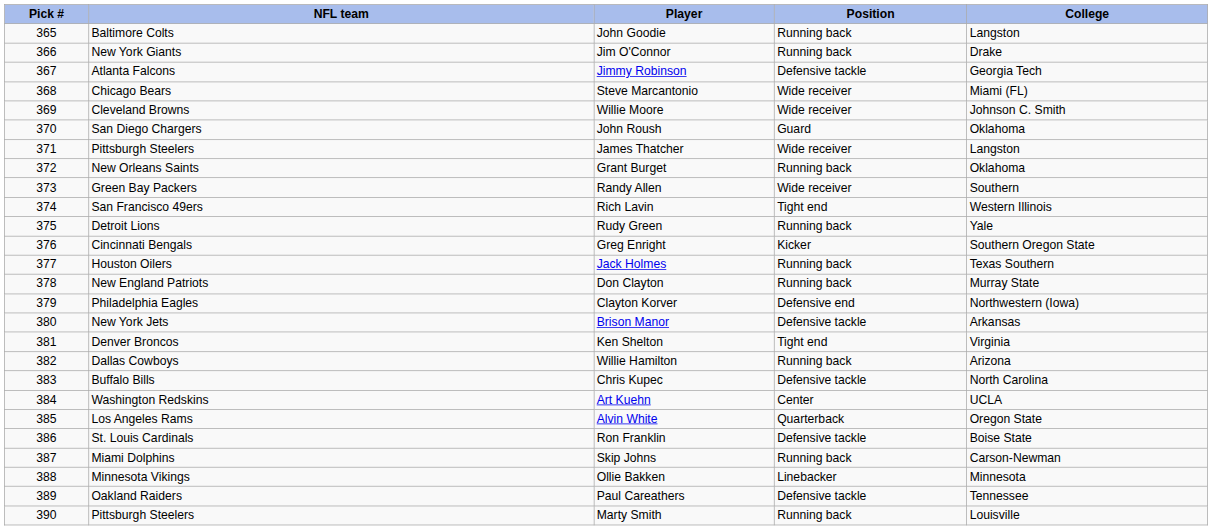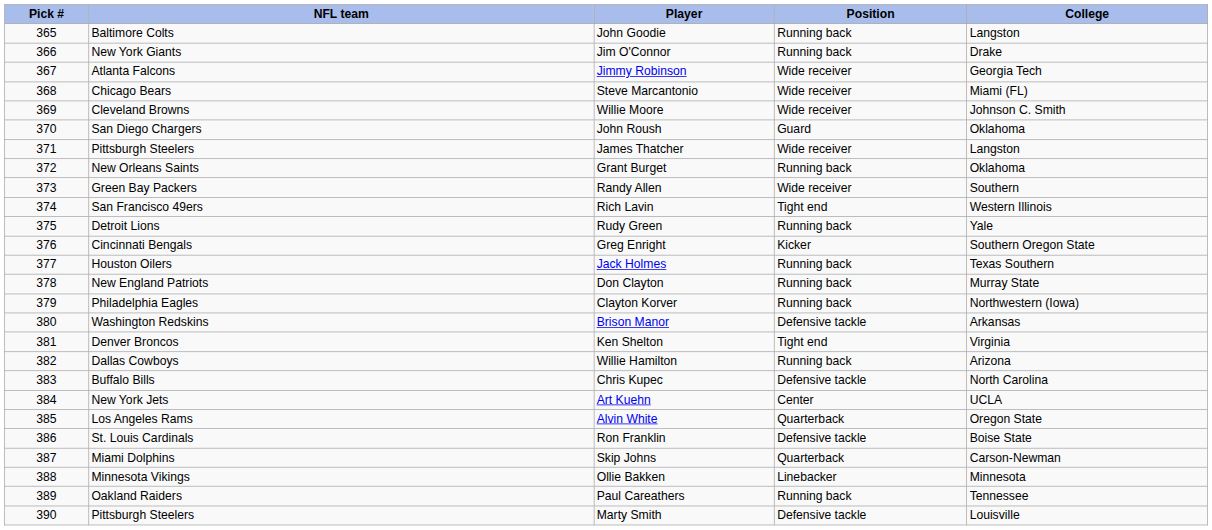(822, 71) Defensive tackle -> (814, 71) Wide receiver
(816, 303) Defensive end -> (814, 303) Running back
(130, 322) New York Jets -> (150, 322) Washington Redskins
(150, 399) Washington Redskins -> (130, 399) New York Jets
(814, 457) Running back -> (811, 457) Quarterback
(822, 496) Defensive tackle -> (814, 496) Running back
(814, 515) Running back -> (822, 515) Defensive tackle
